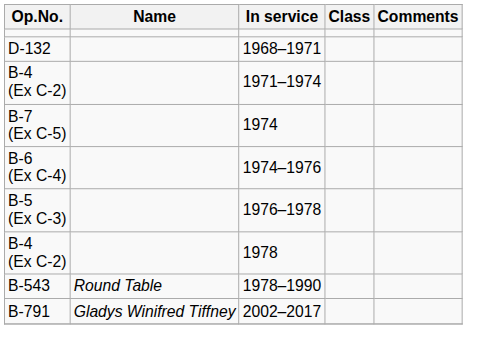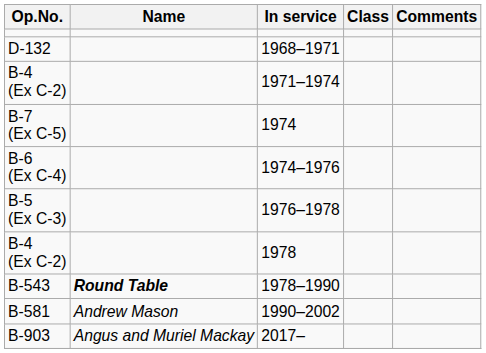(118, 286) normal -> (121, 286) bold
+ row: (29, 311)
- row: (29, 311)
+ row: (29, 336)
